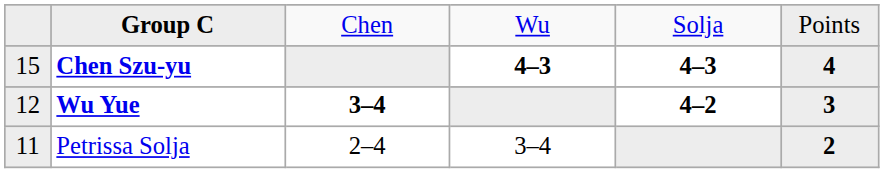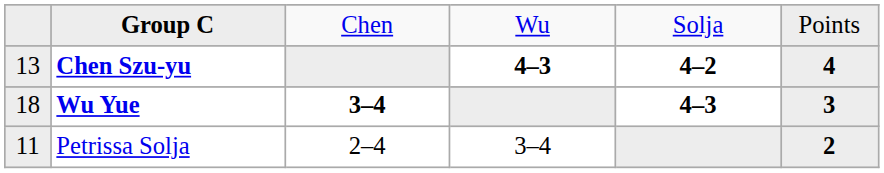(28, 65) 15 -> (28, 65) 13
(698, 65) 4–3 -> (698, 65) 4–2
(28, 106) 12 -> (28, 106) 18
(698, 106) 4–2 -> (698, 106) 4–3
